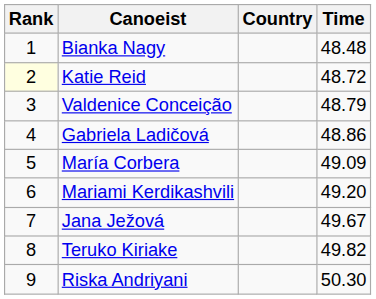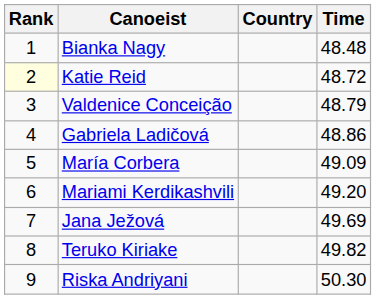(344, 221) 49.67 -> (344, 221) 49.69
